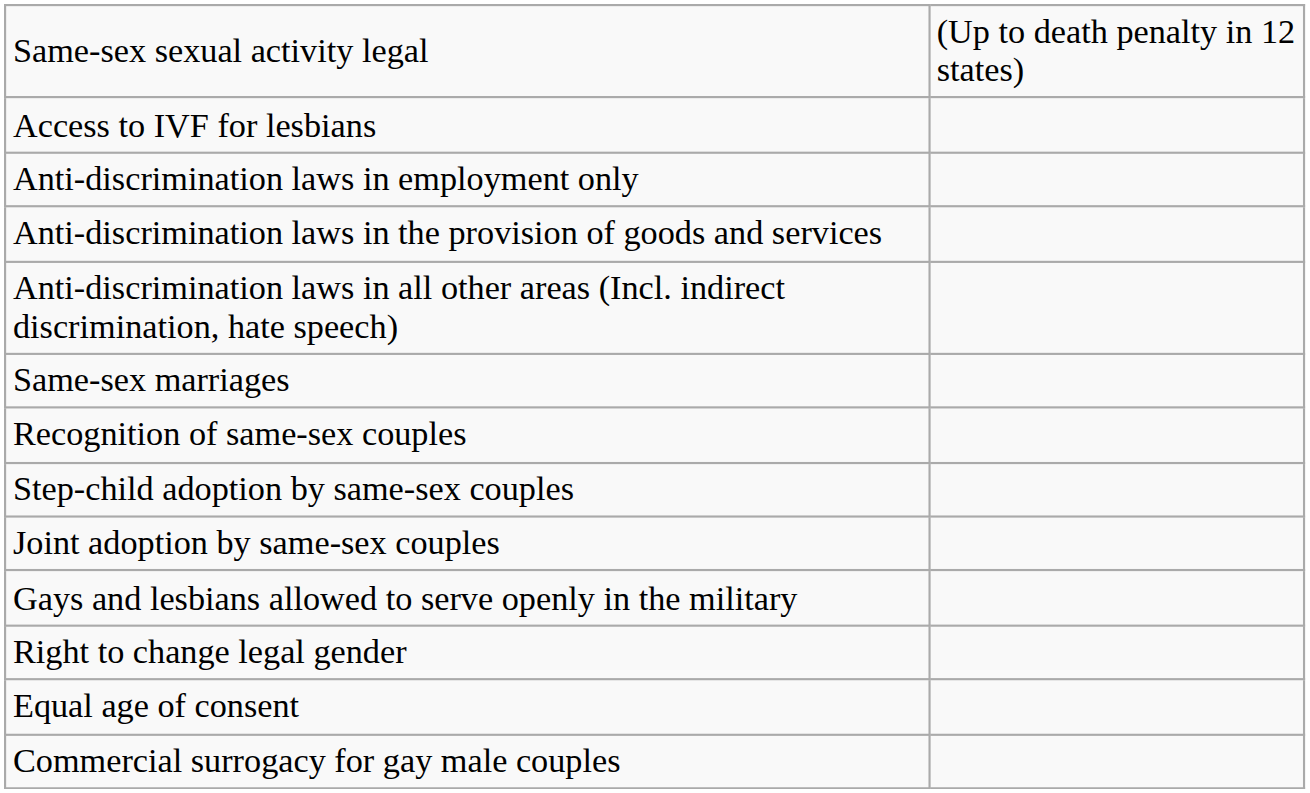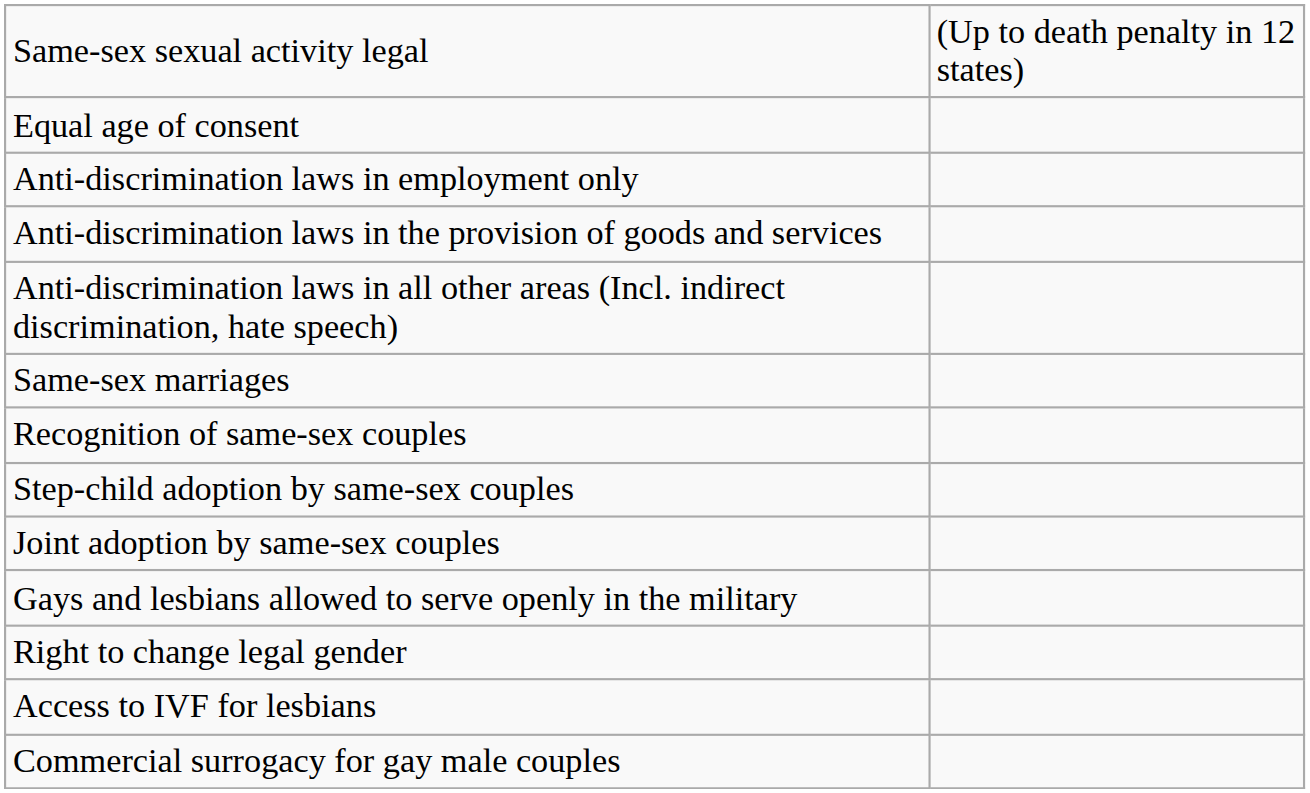rows swapped: (156, 706) <-> (195, 124)
